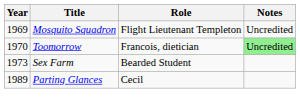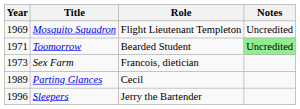(17, 46) 1970 -> (17, 46) 1971
(160, 46) Francois, dietician -> (156, 46) Bearded Student
(156, 63) Bearded Student -> (160, 63) Francois, dietician
+ row: (51, 96)
